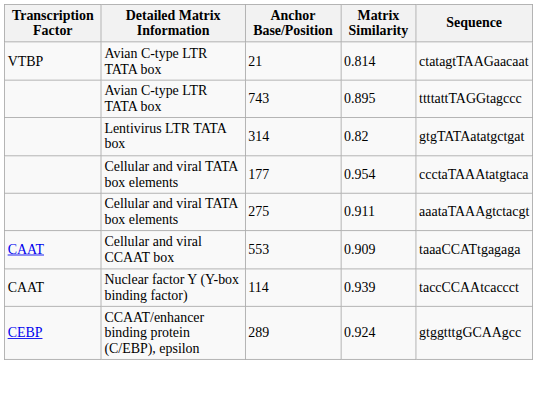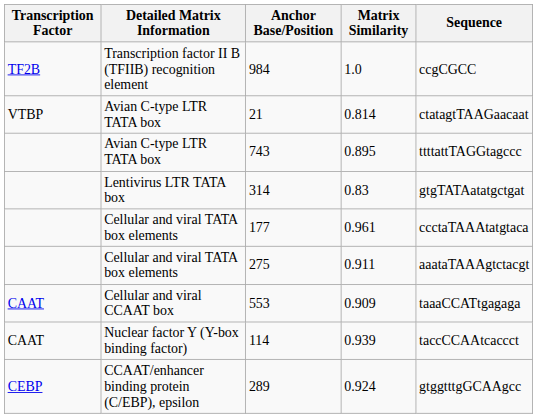+ row: (259, 68)
(356, 136) 0.82 -> (357, 189) 0.83
(360, 174) 0.954 -> (360, 227) 0.961
